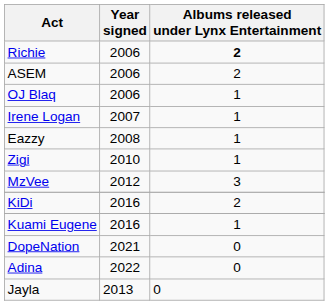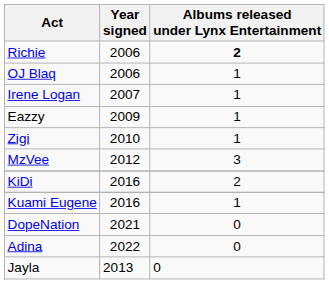- row: (27, 73)
(125, 138) 2008 -> (125, 116) 2009
